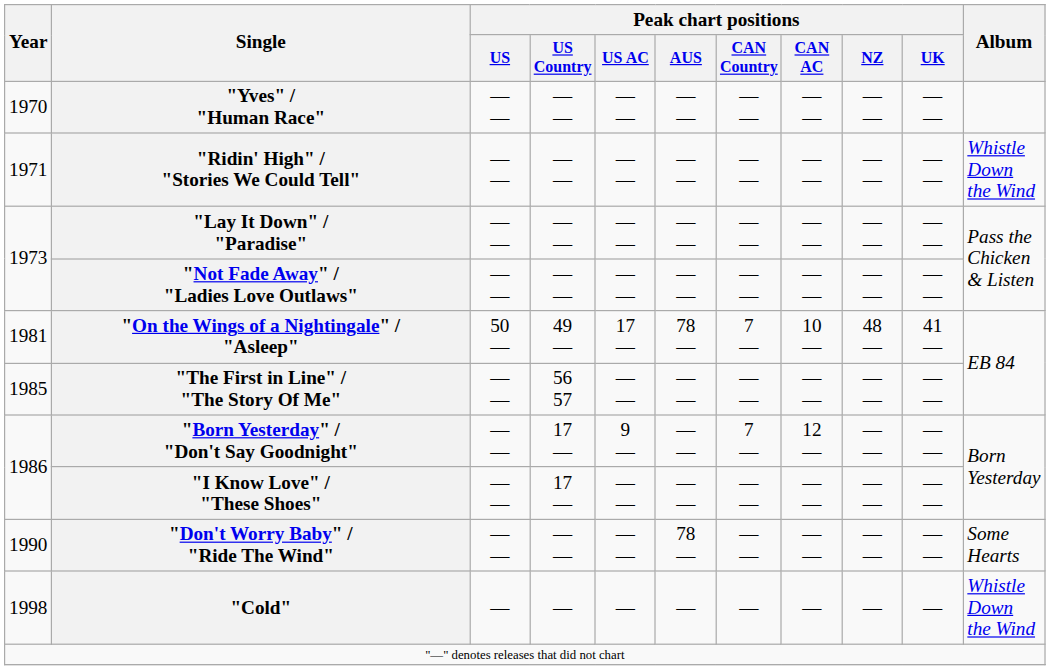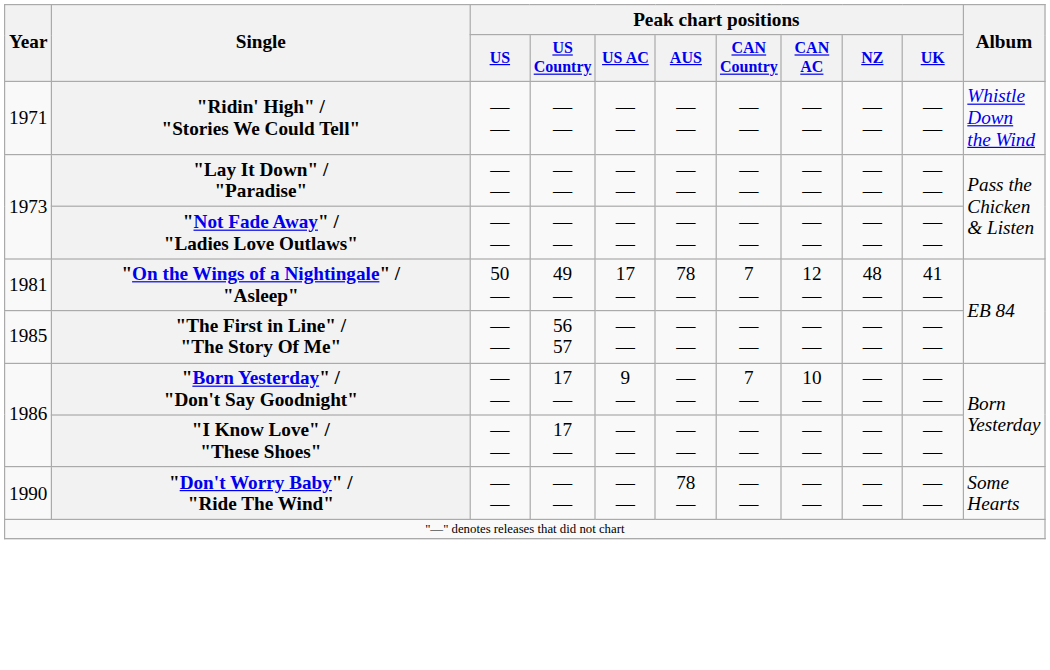- row: (261, 106)
(812, 336) 10 — -> (812, 284) 12 —
(812, 440) 12 — -> (812, 388) 10 —
- row: (261, 607)
